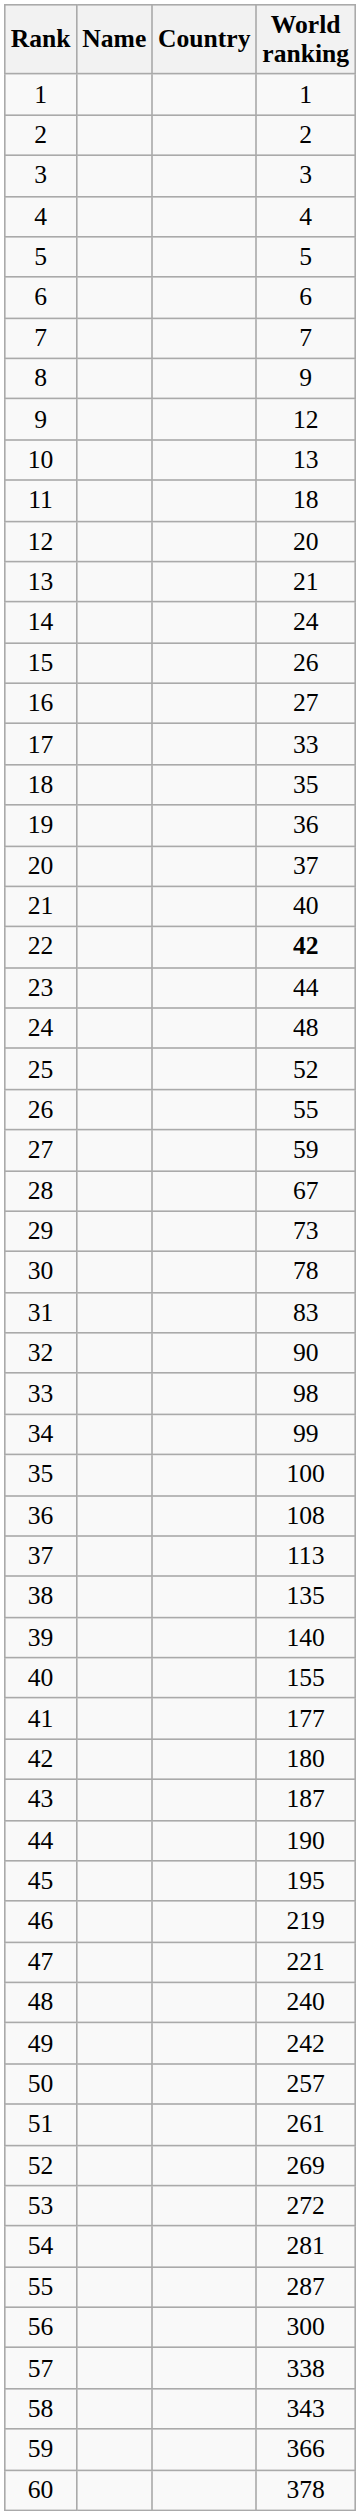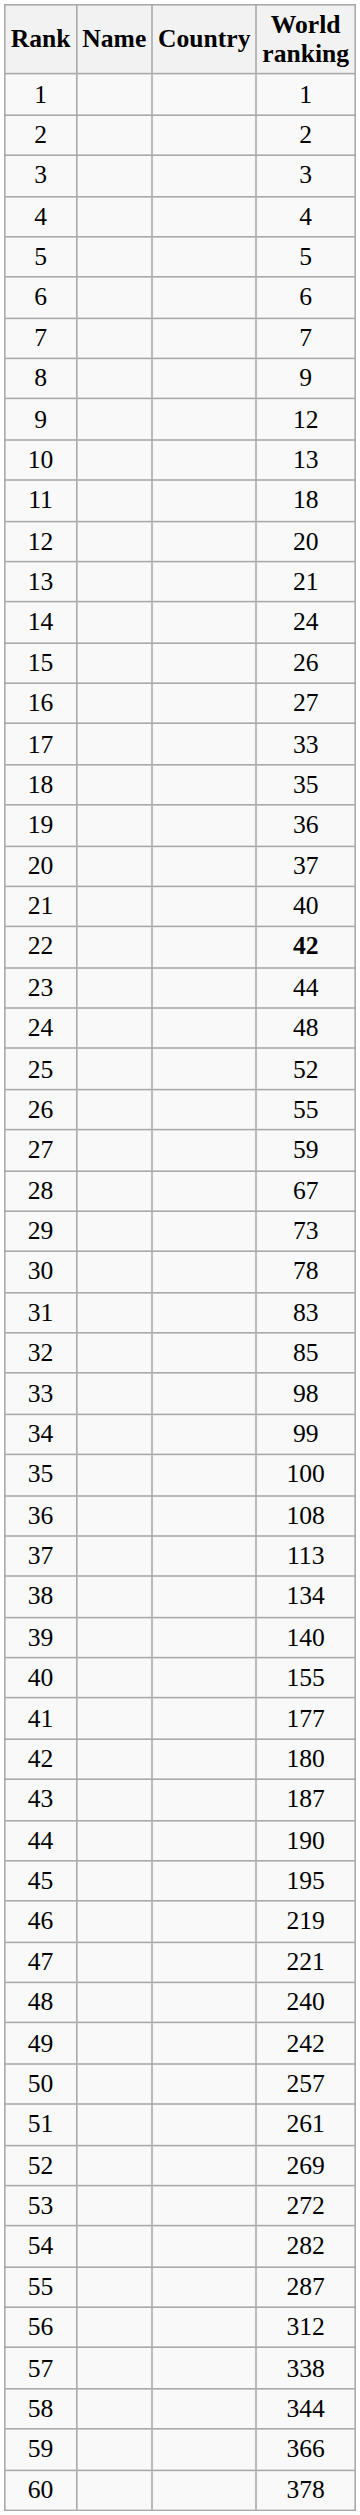(306, 1352) 90 -> (306, 1352) 85
(306, 1596) 135 -> (306, 1596) 134
(306, 2246) 281 -> (306, 2246) 282
(306, 2327) 300 -> (306, 2327) 312
(306, 2408) 343 -> (306, 2408) 344
